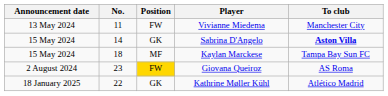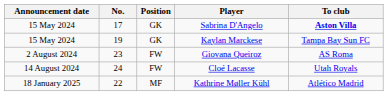- row: (232, 25)
(118, 39) 14 -> (118, 25) 17
(118, 54) 18 -> (118, 39) 19
(156, 54) MF -> (156, 39) GK
(156, 68) gold background -> (156, 54) no background
+ row: (232, 68)
(156, 83) GK -> (156, 83) MF
